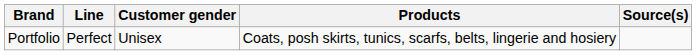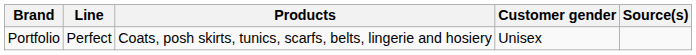columns swapped: (177, 15) <-> (429, 15)
